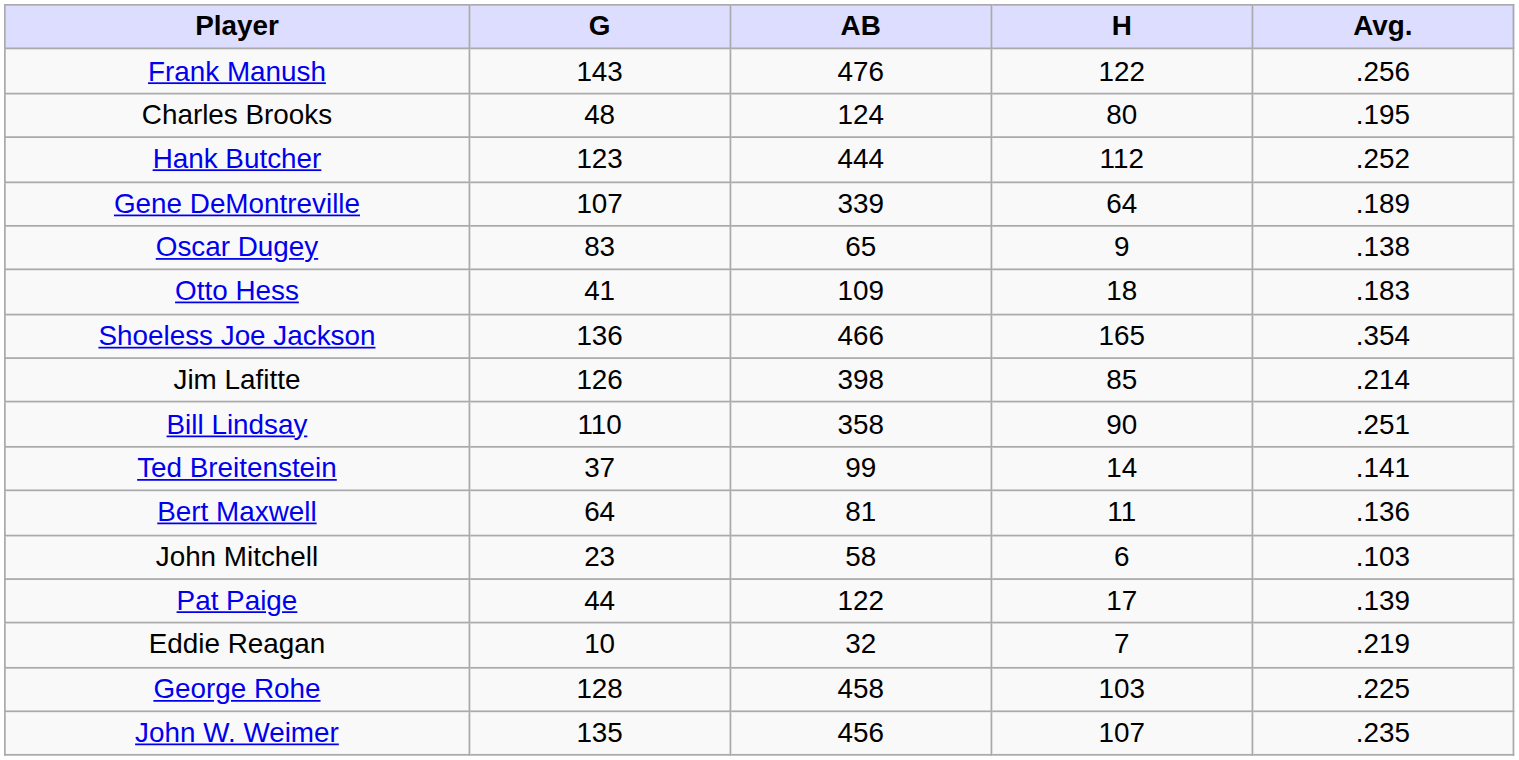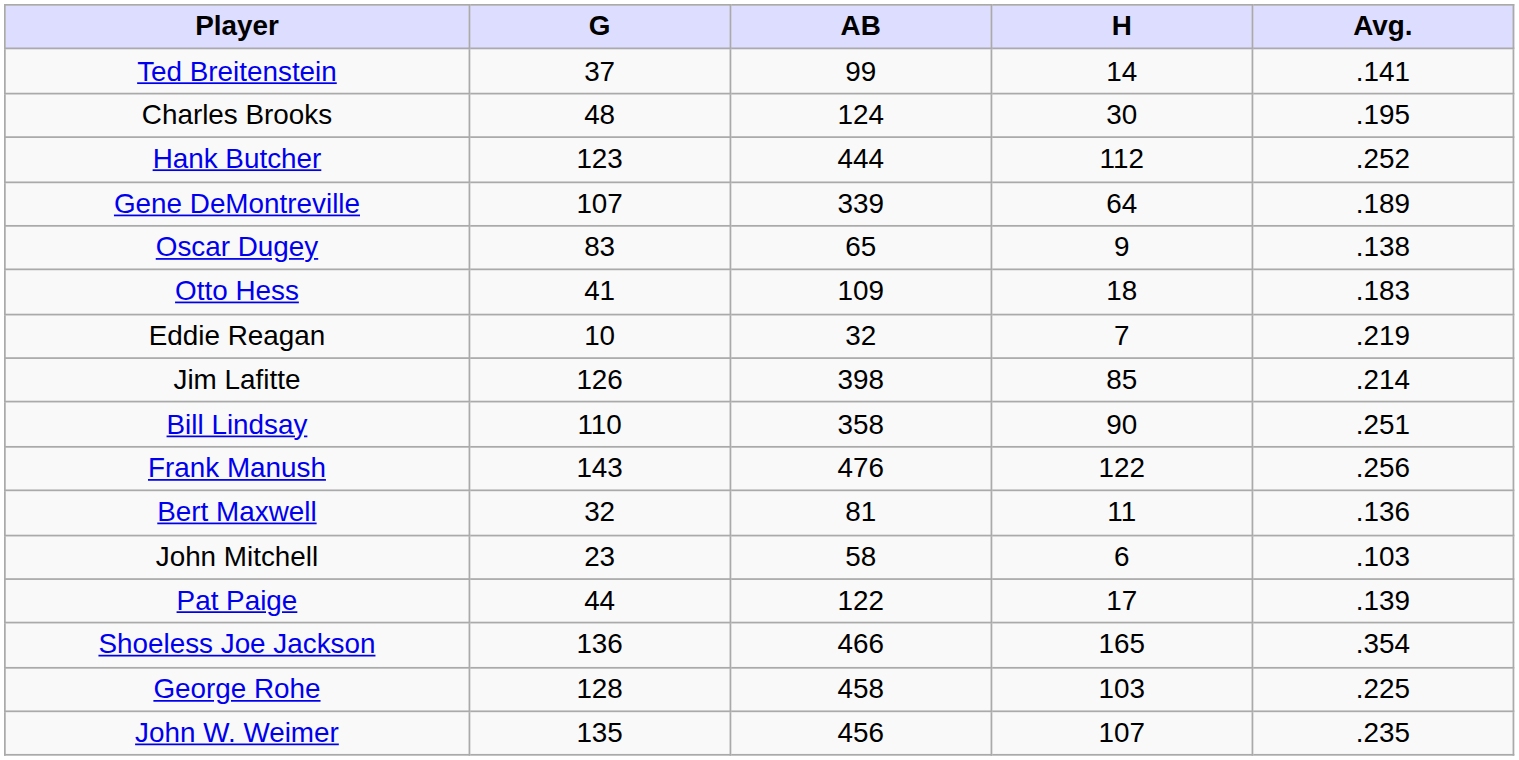rows swapped: (237, 468) <-> (237, 70)
(1122, 114) 80 -> (1122, 114) 30
rows swapped: (237, 335) <-> (237, 644)
(600, 512) 64 -> (600, 512) 32
